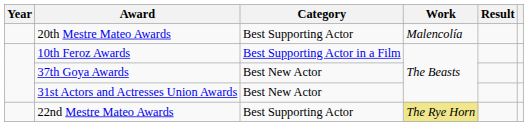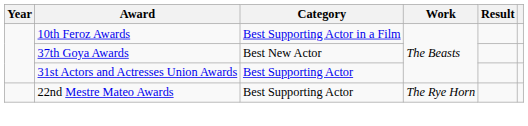- row: (104, 33)
(282, 92) Best New Actor -> (298, 72) Best Supporting Actor
(441, 111) khaki background -> (441, 92) no background
